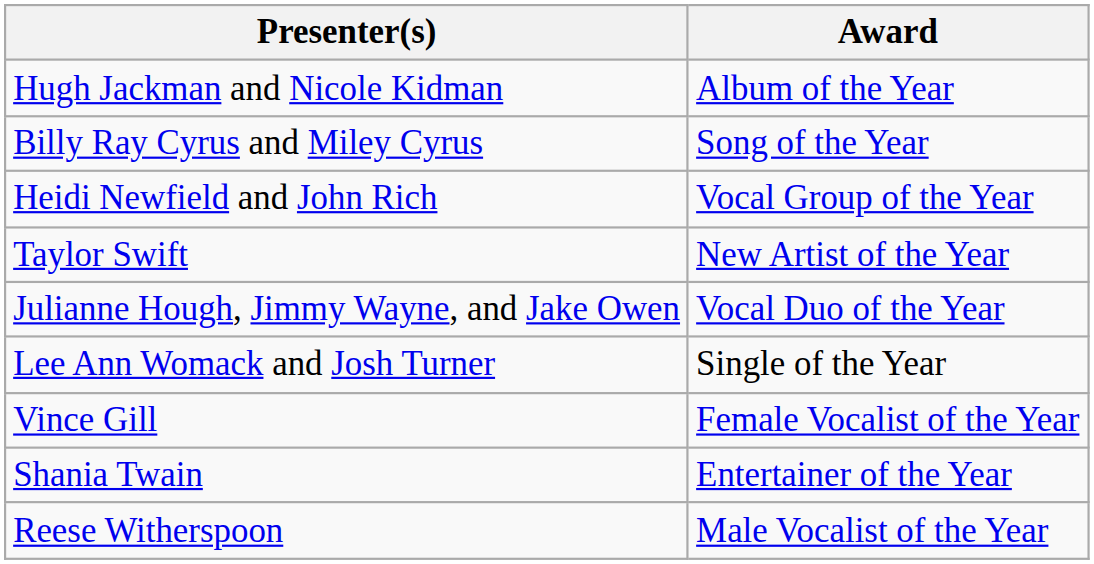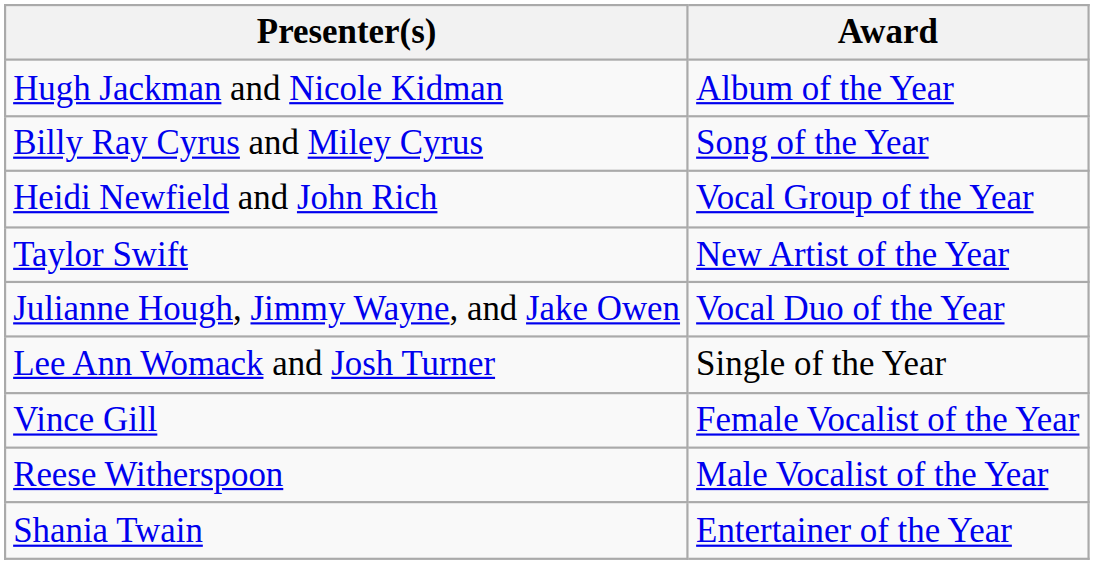rows swapped: (148, 530) <-> (108, 474)
